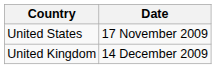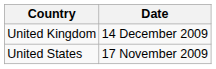rows swapped: (45, 34) <-> (52, 53)
